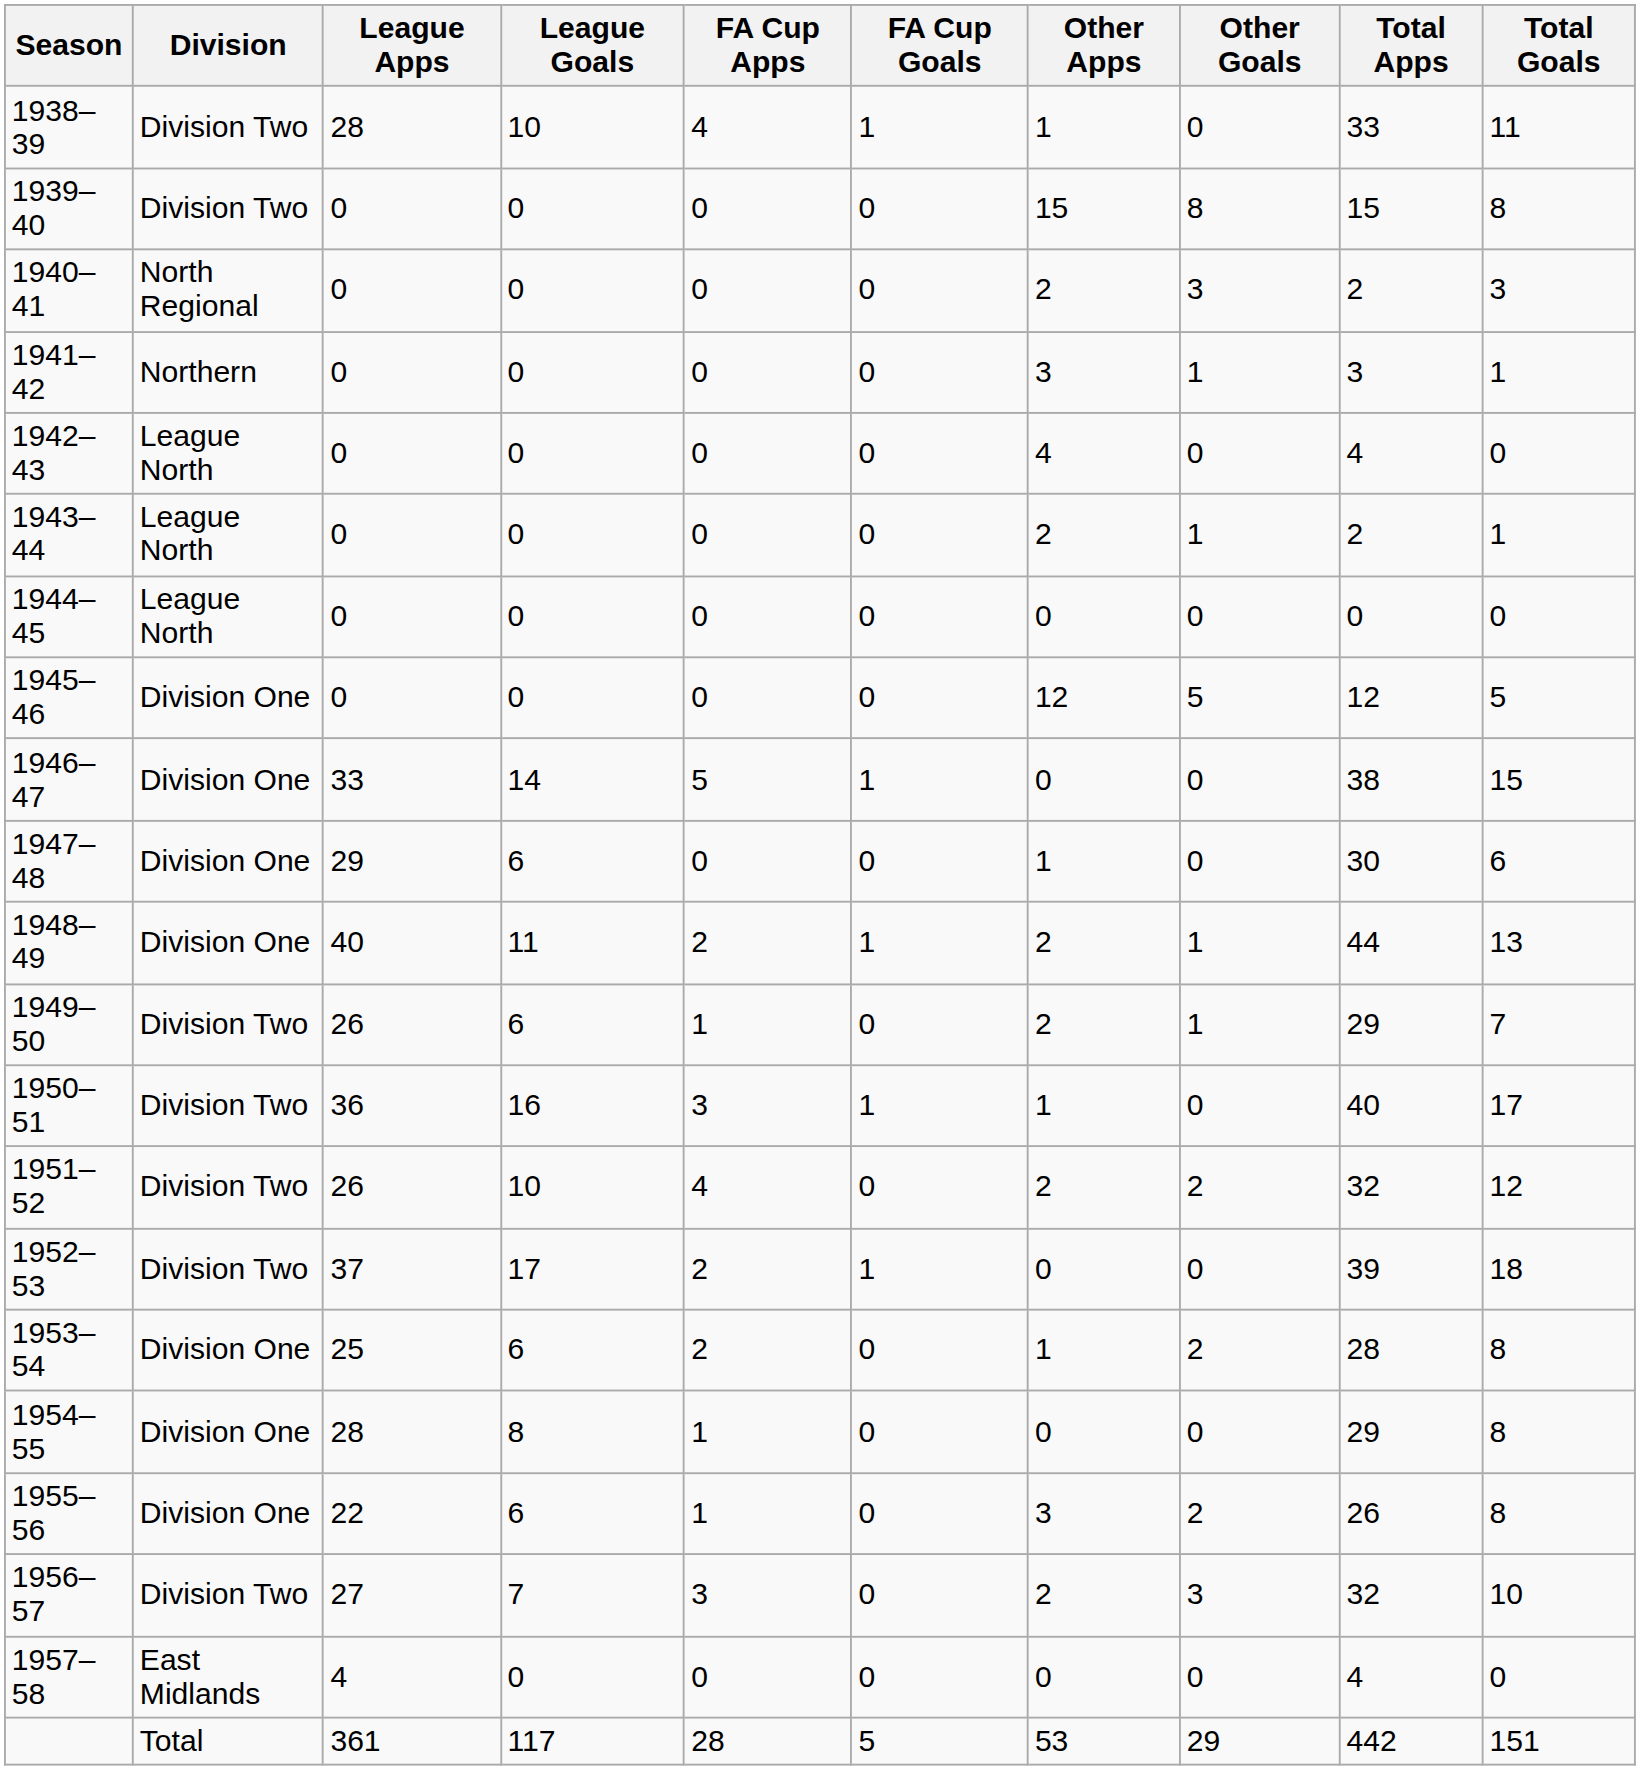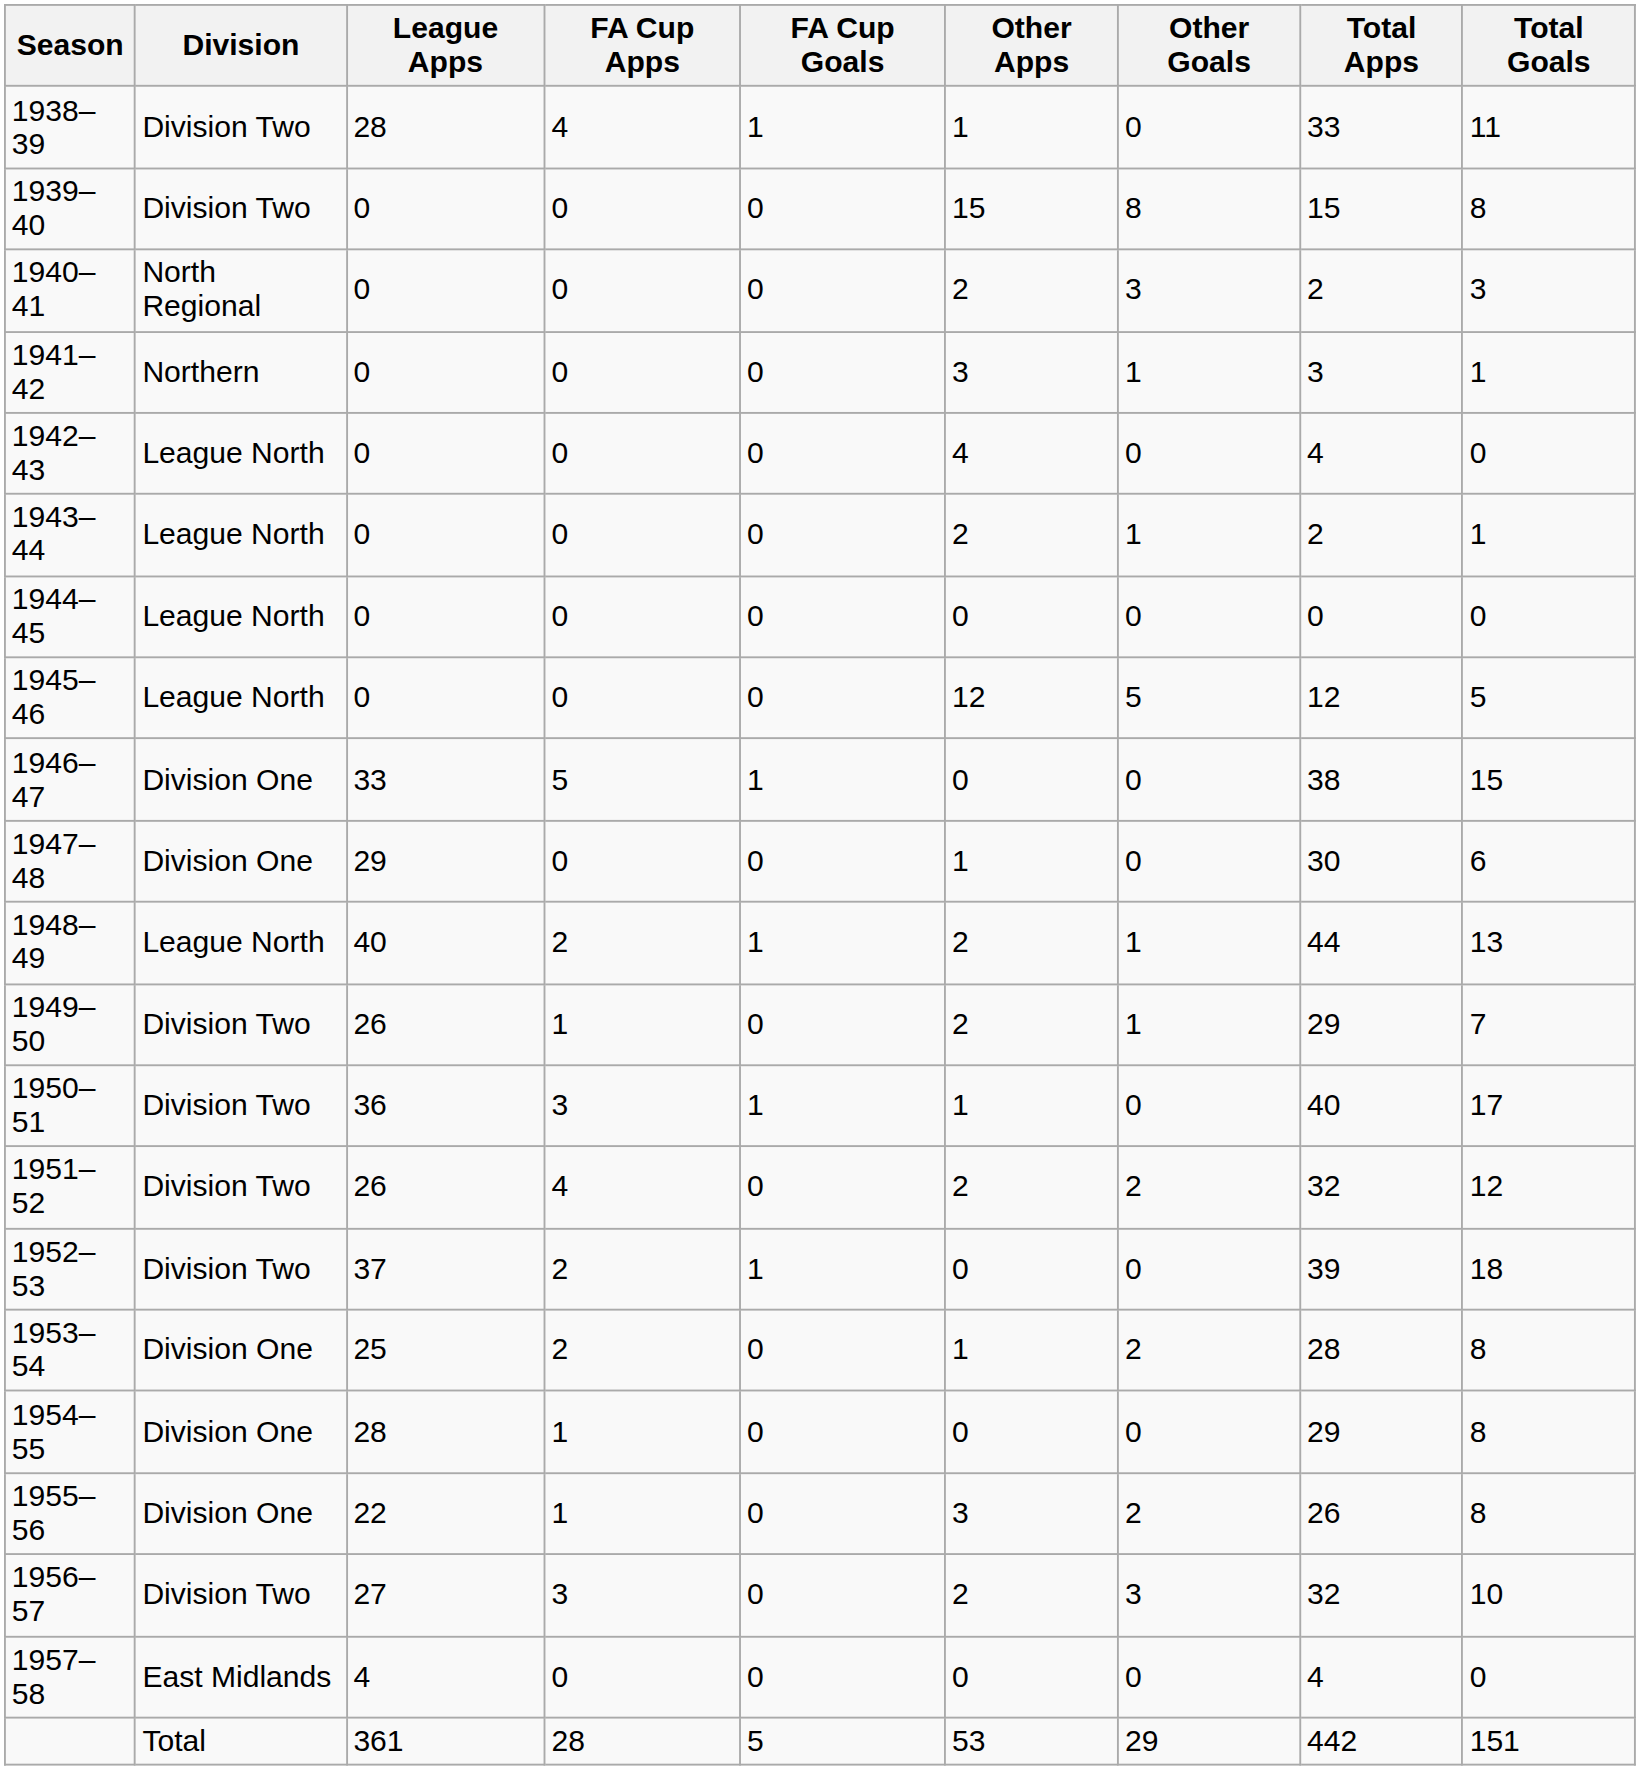- column: (592, 45)
(225, 697) Division One -> (234, 697) League North
(225, 942) Division One -> (234, 942) League North
